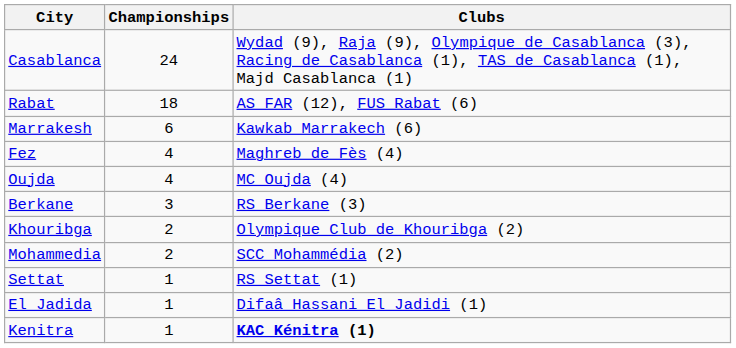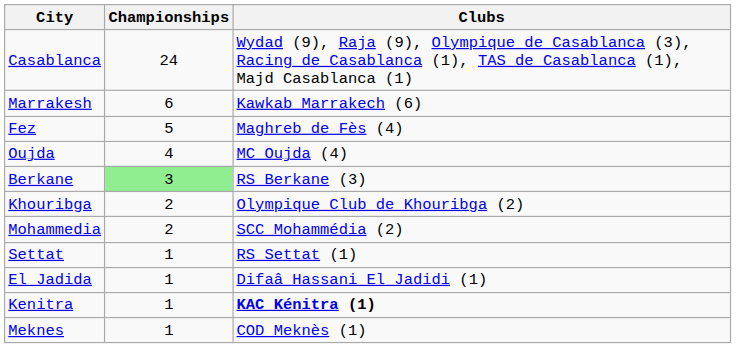- row: (31, 103)
(169, 154) 4 -> (169, 129) 5
(169, 204) no background -> (169, 179) lightgreen background
+ row: (36, 330)
